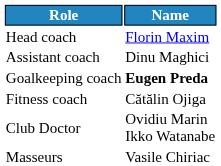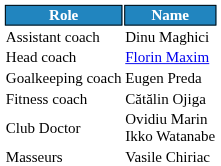rows swapped: (41, 36) <-> (53, 57)
(167, 78) bold -> (163, 78) normal
